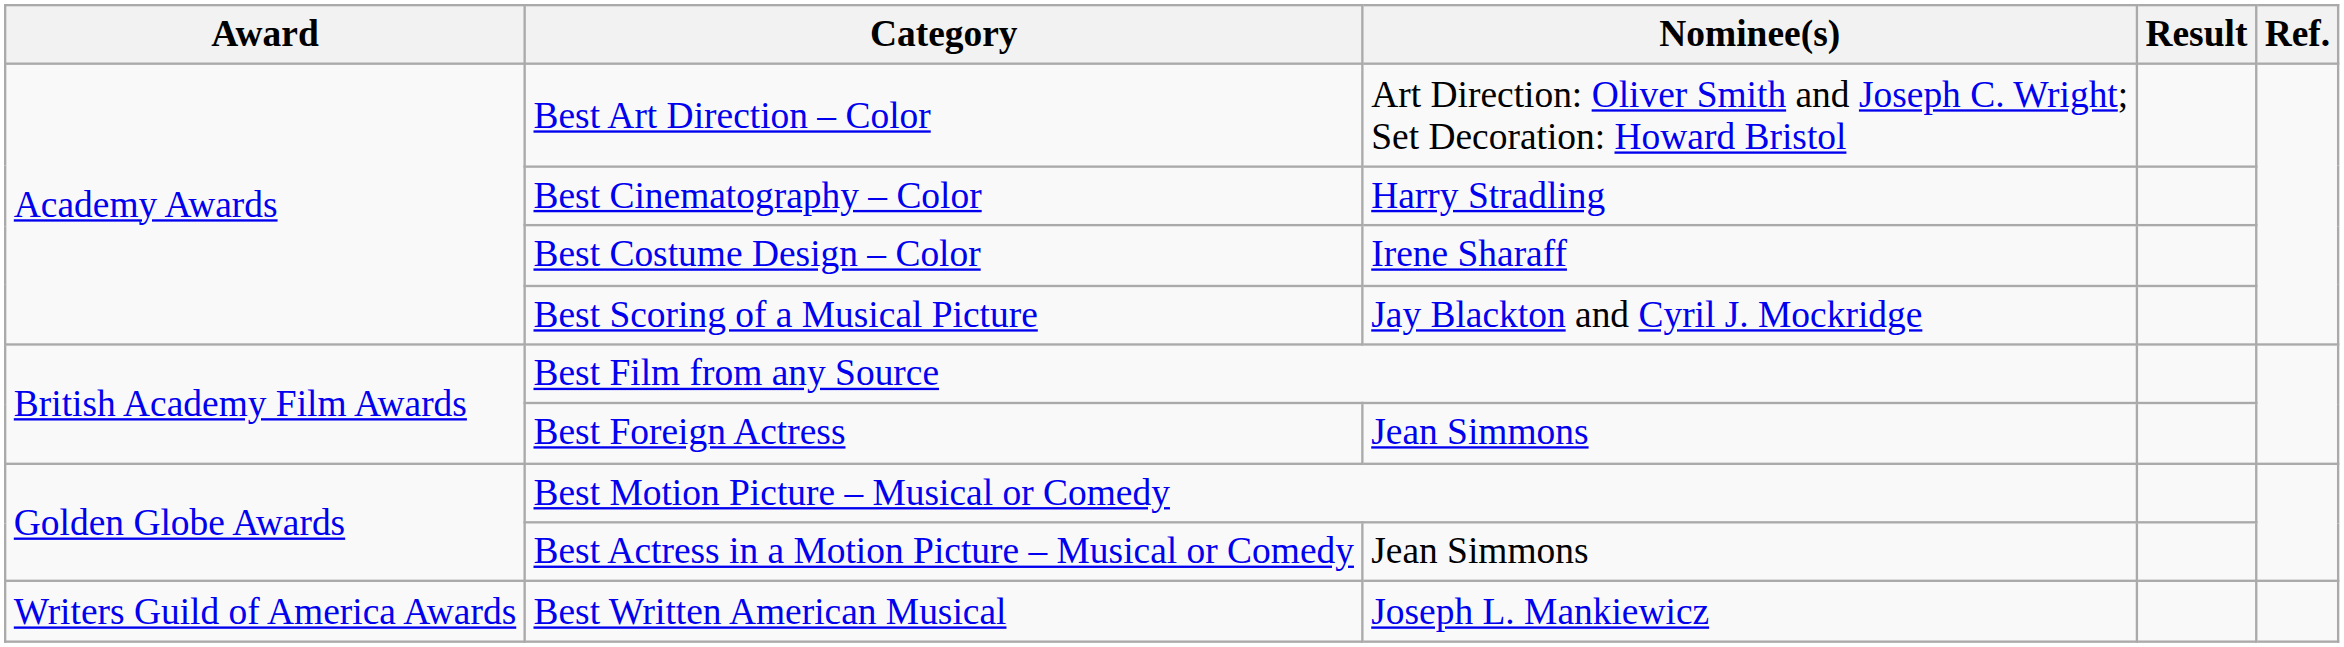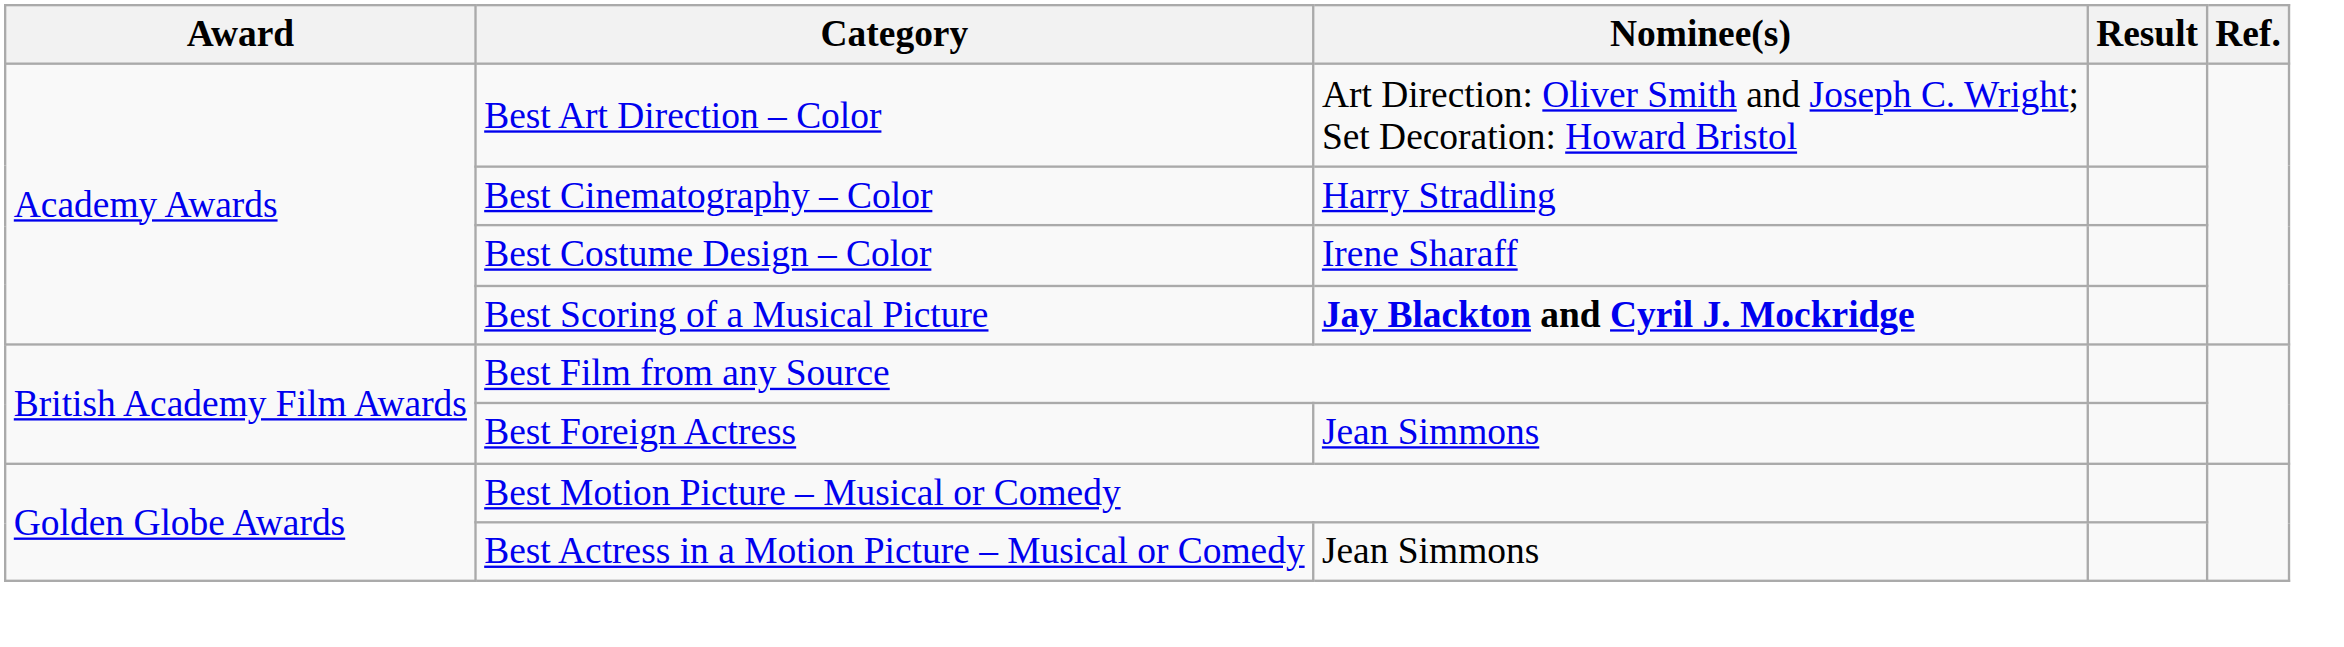(1647, 313) normal -> (1618, 313) bold
- row: (770, 610)
